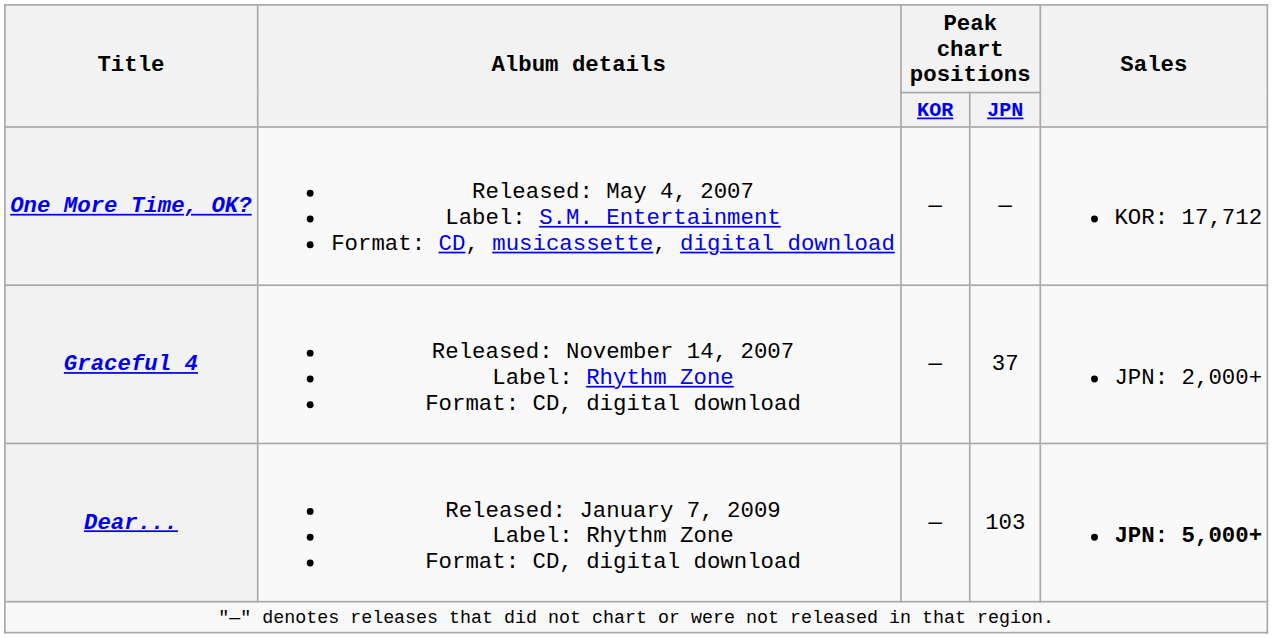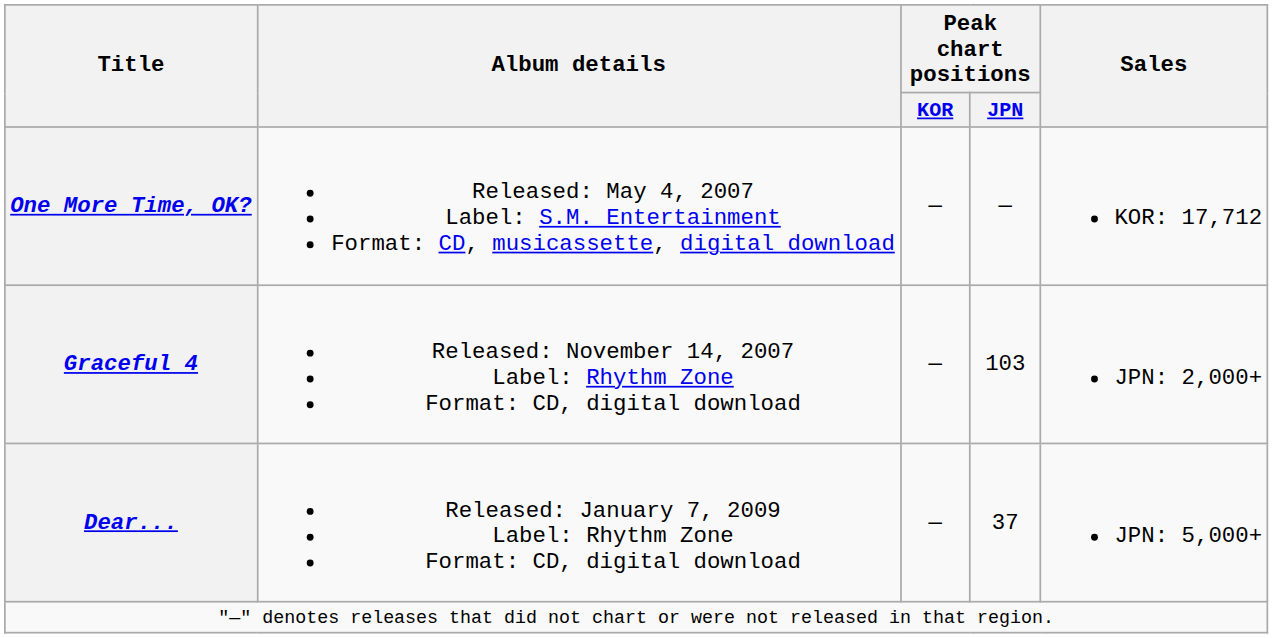(1005, 365) 37 -> (1005, 365) 103
(1005, 523) 103 -> (1005, 523) 37
(1154, 536) bold -> (1154, 536) normal
